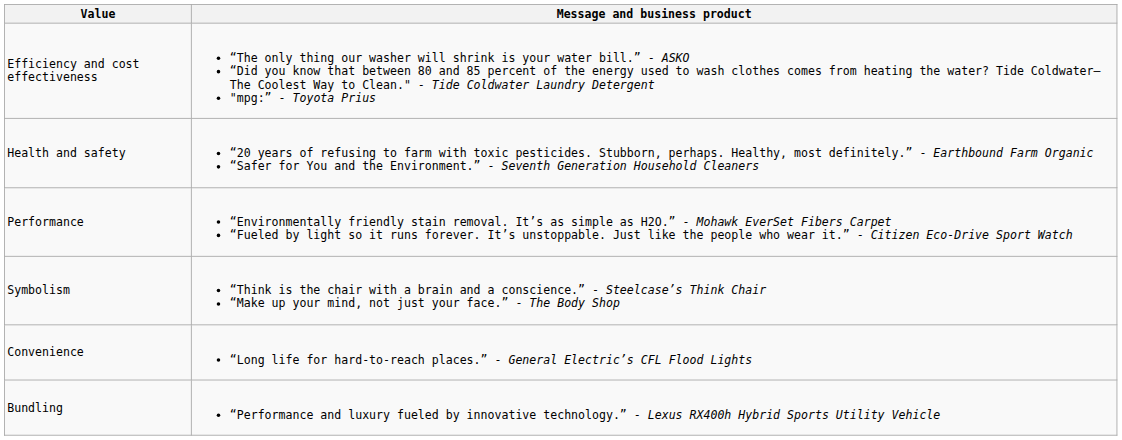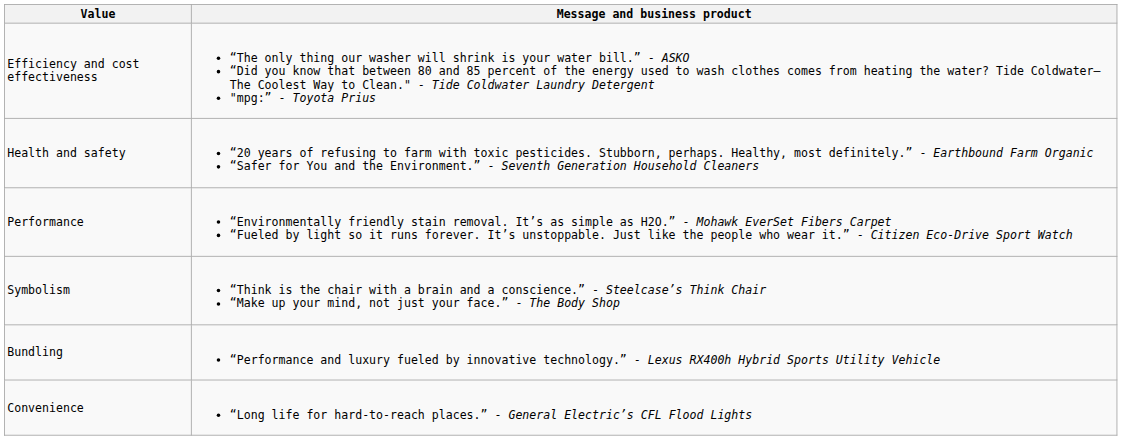rows swapped: (46, 352) <-> (35, 408)
